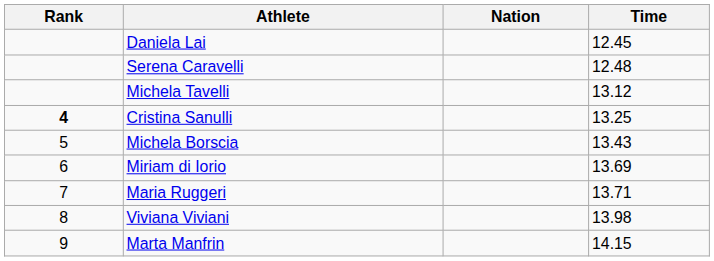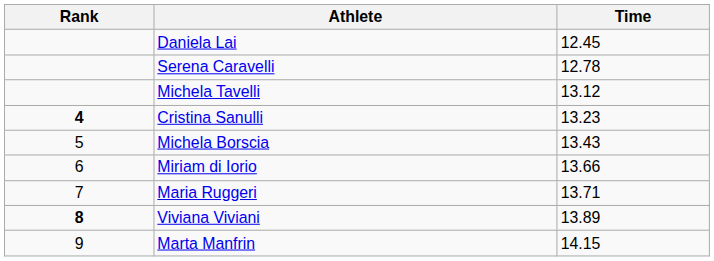- column: (516, 17)
(612, 67) 12.48 -> (580, 67) 12.78
(612, 117) 13.25 -> (580, 117) 13.23
(612, 167) 13.69 -> (580, 167) 13.66
(64, 218) normal -> (79, 218) bold
(612, 218) 13.98 -> (580, 218) 13.89
